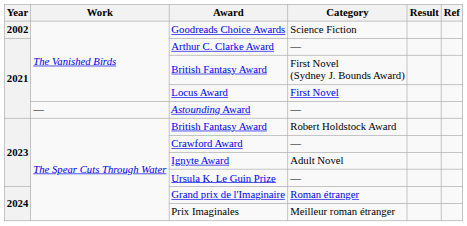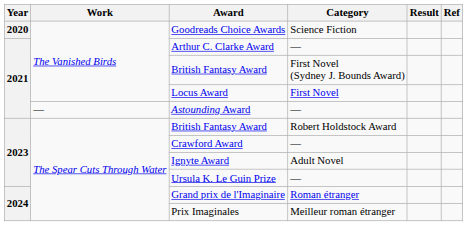(18, 30) 2002 -> (18, 30) 2020
